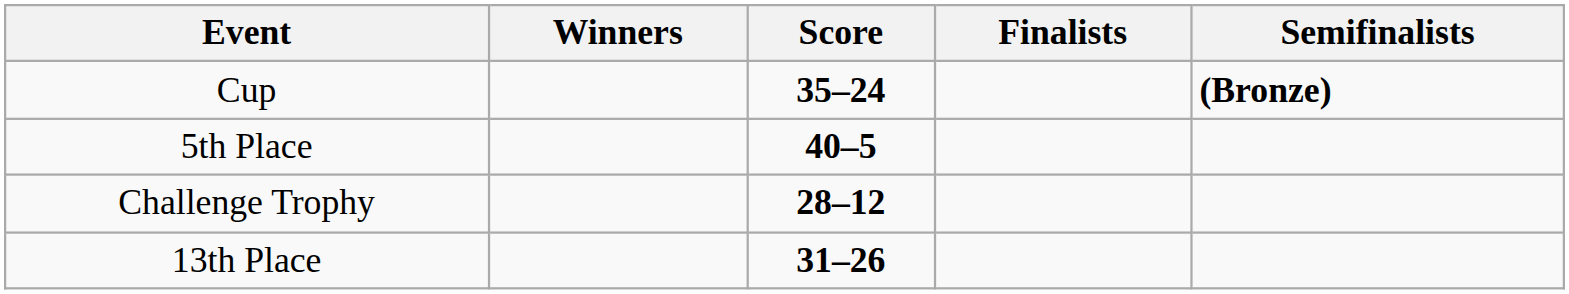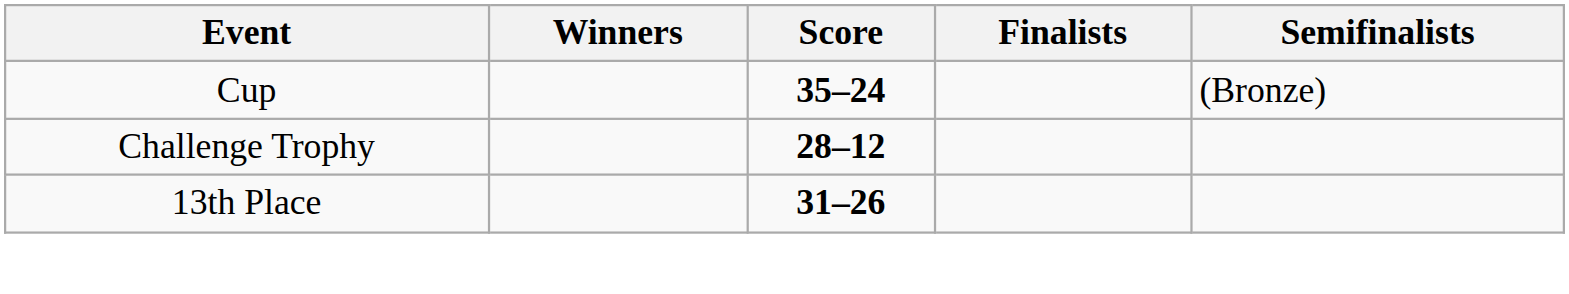(1265, 89) bold -> (1263, 89) normal
- row: (247, 145)
